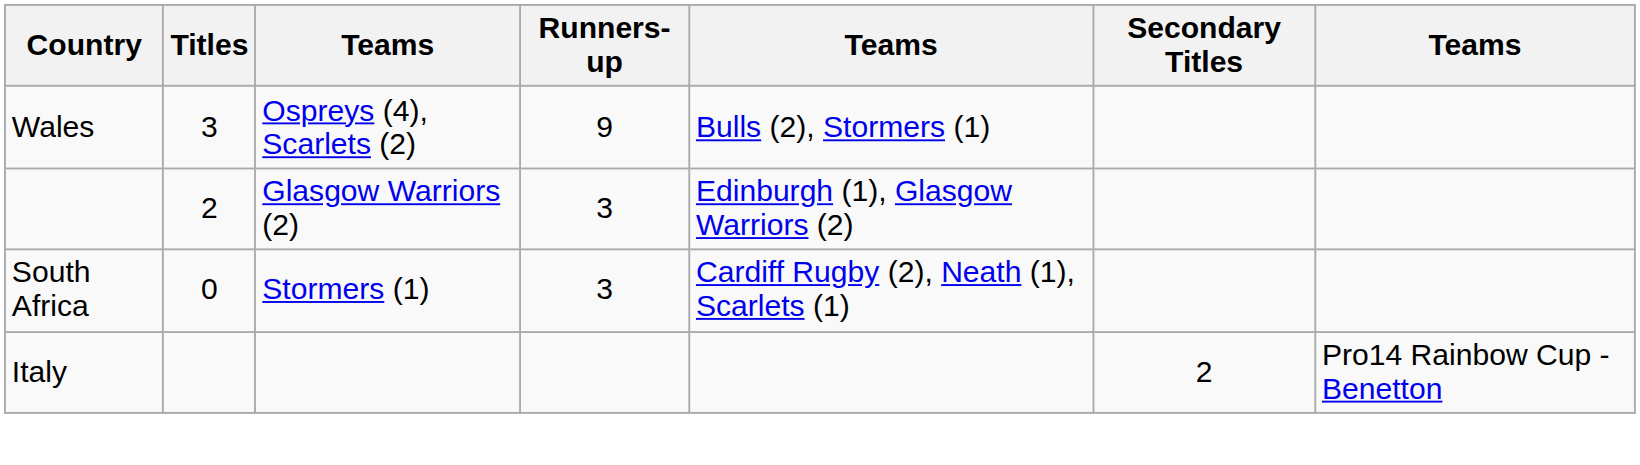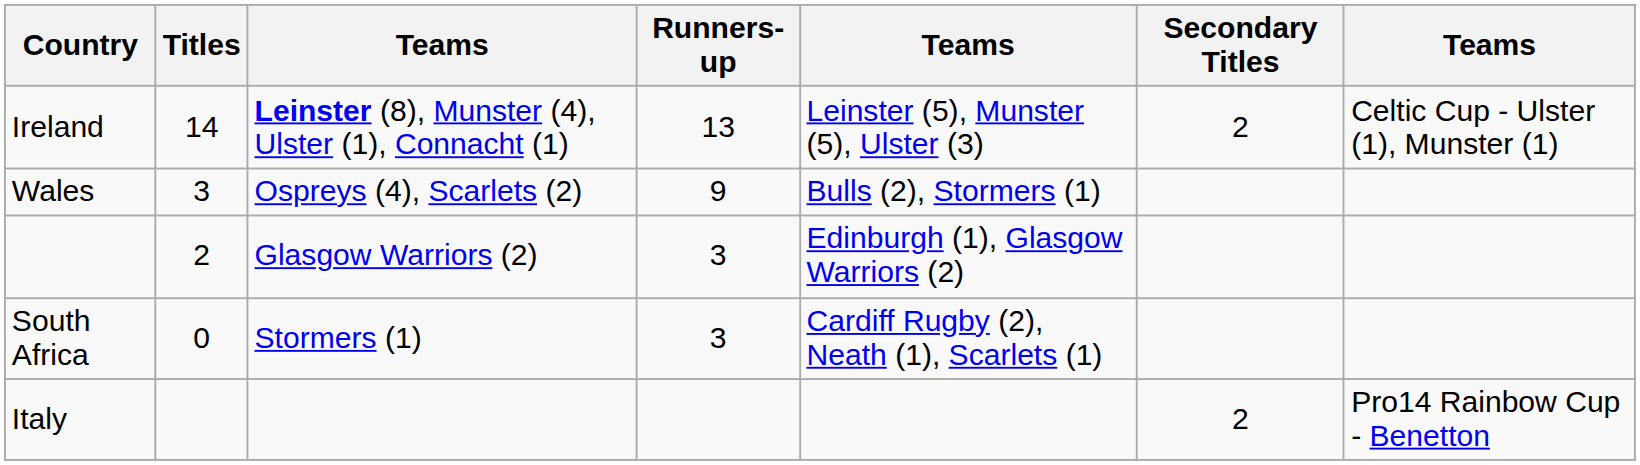+ row: (58, 126)
